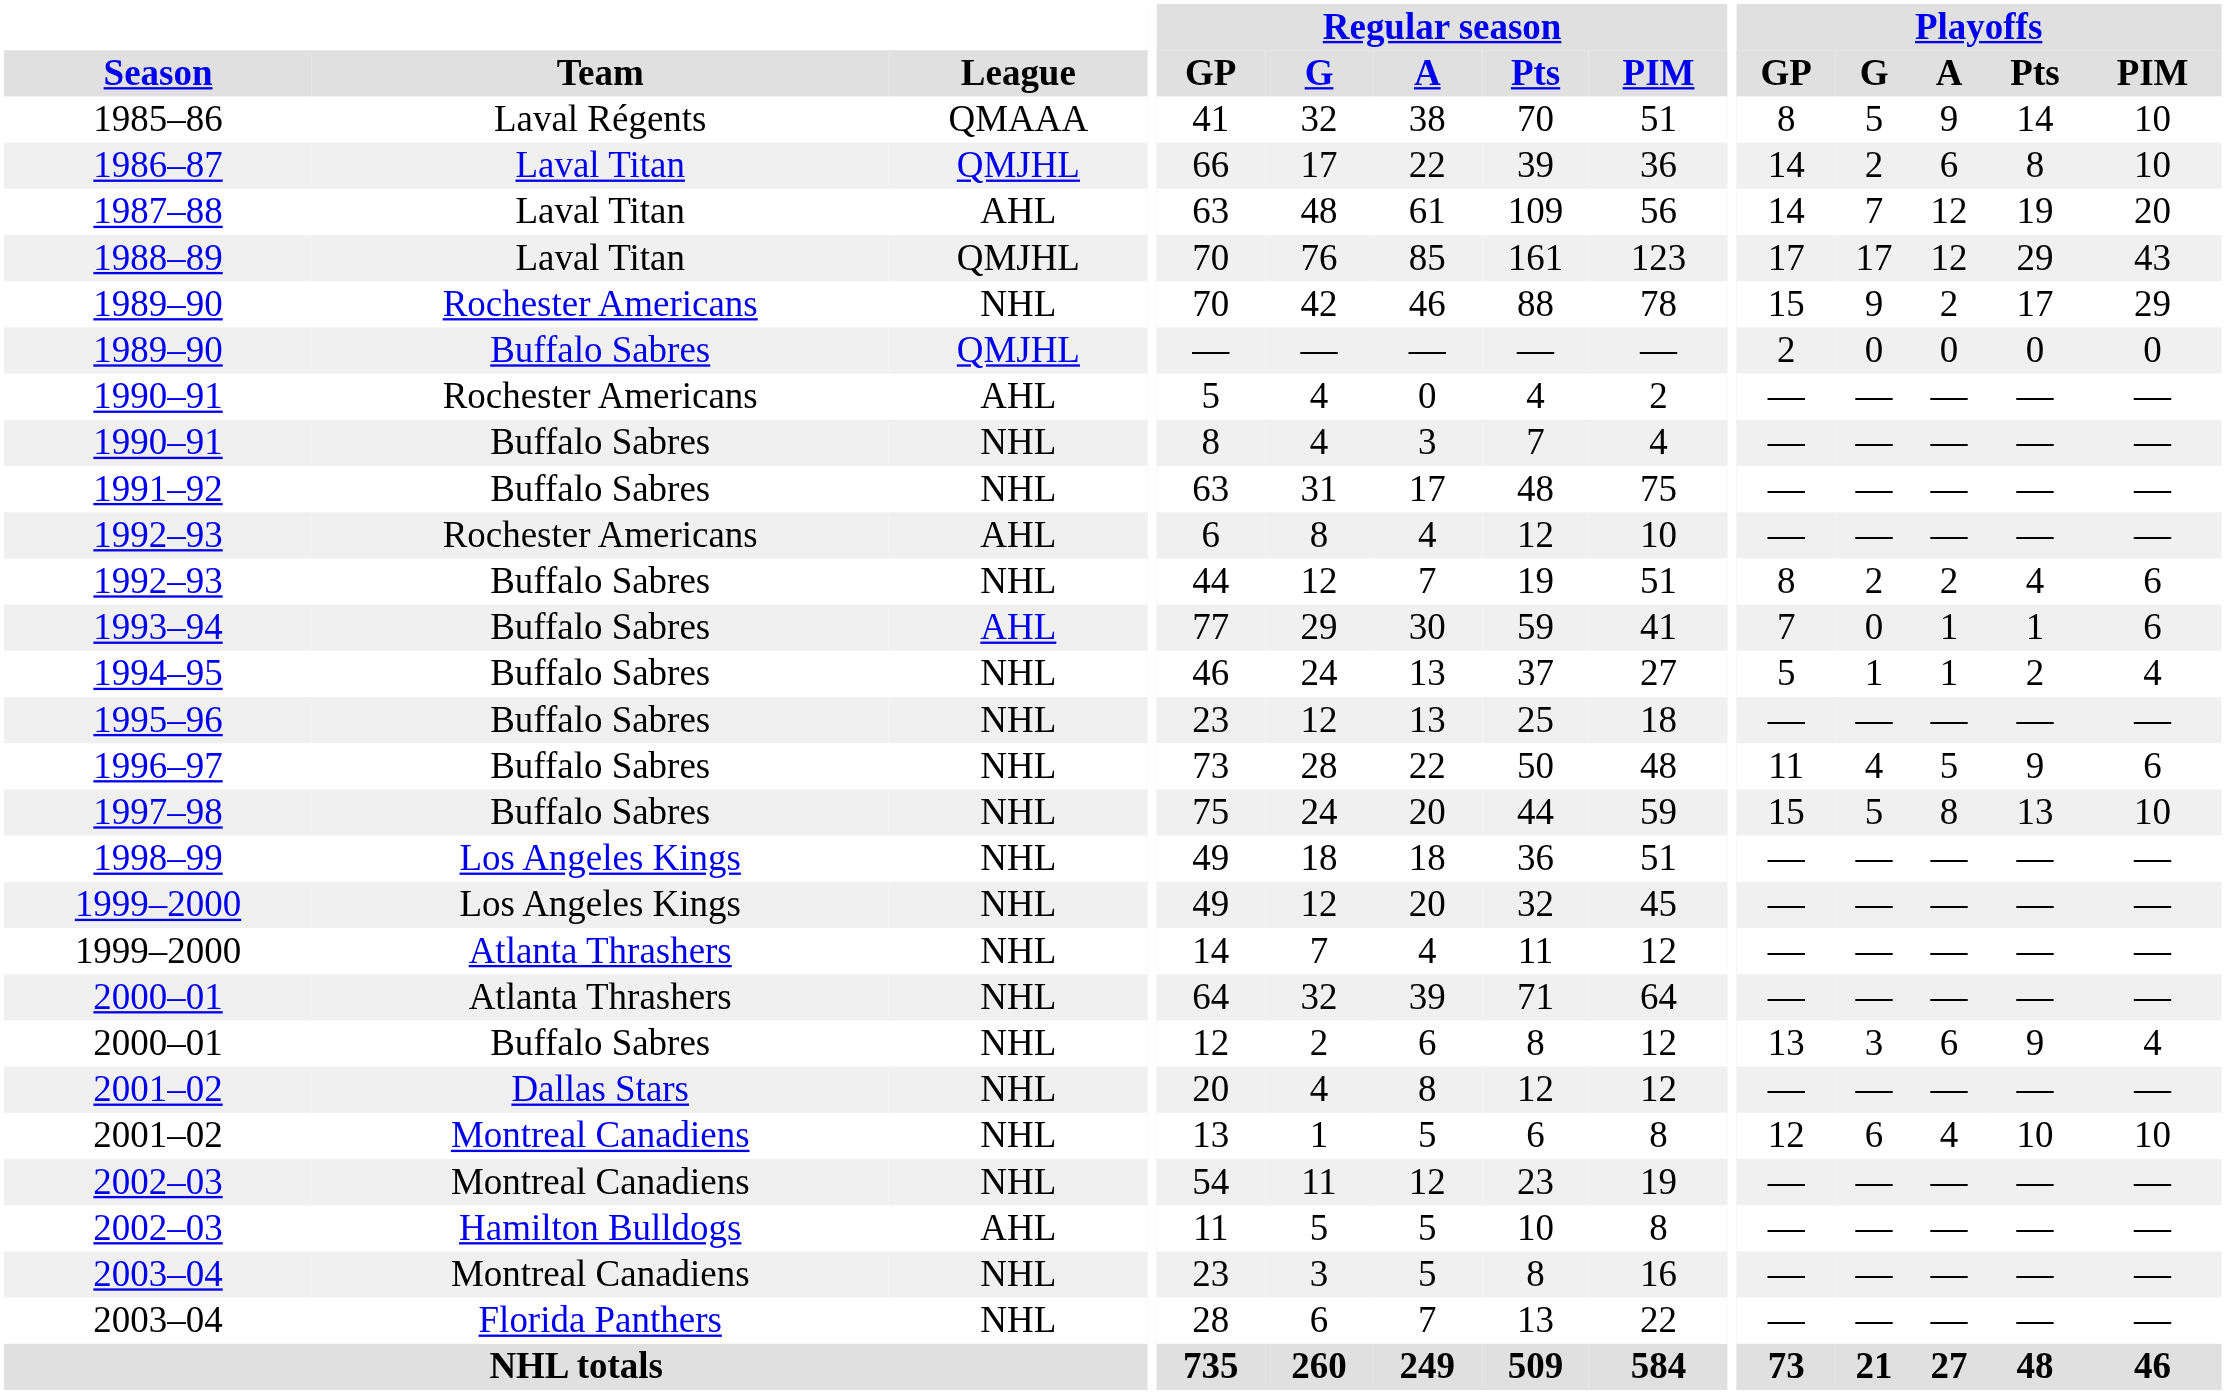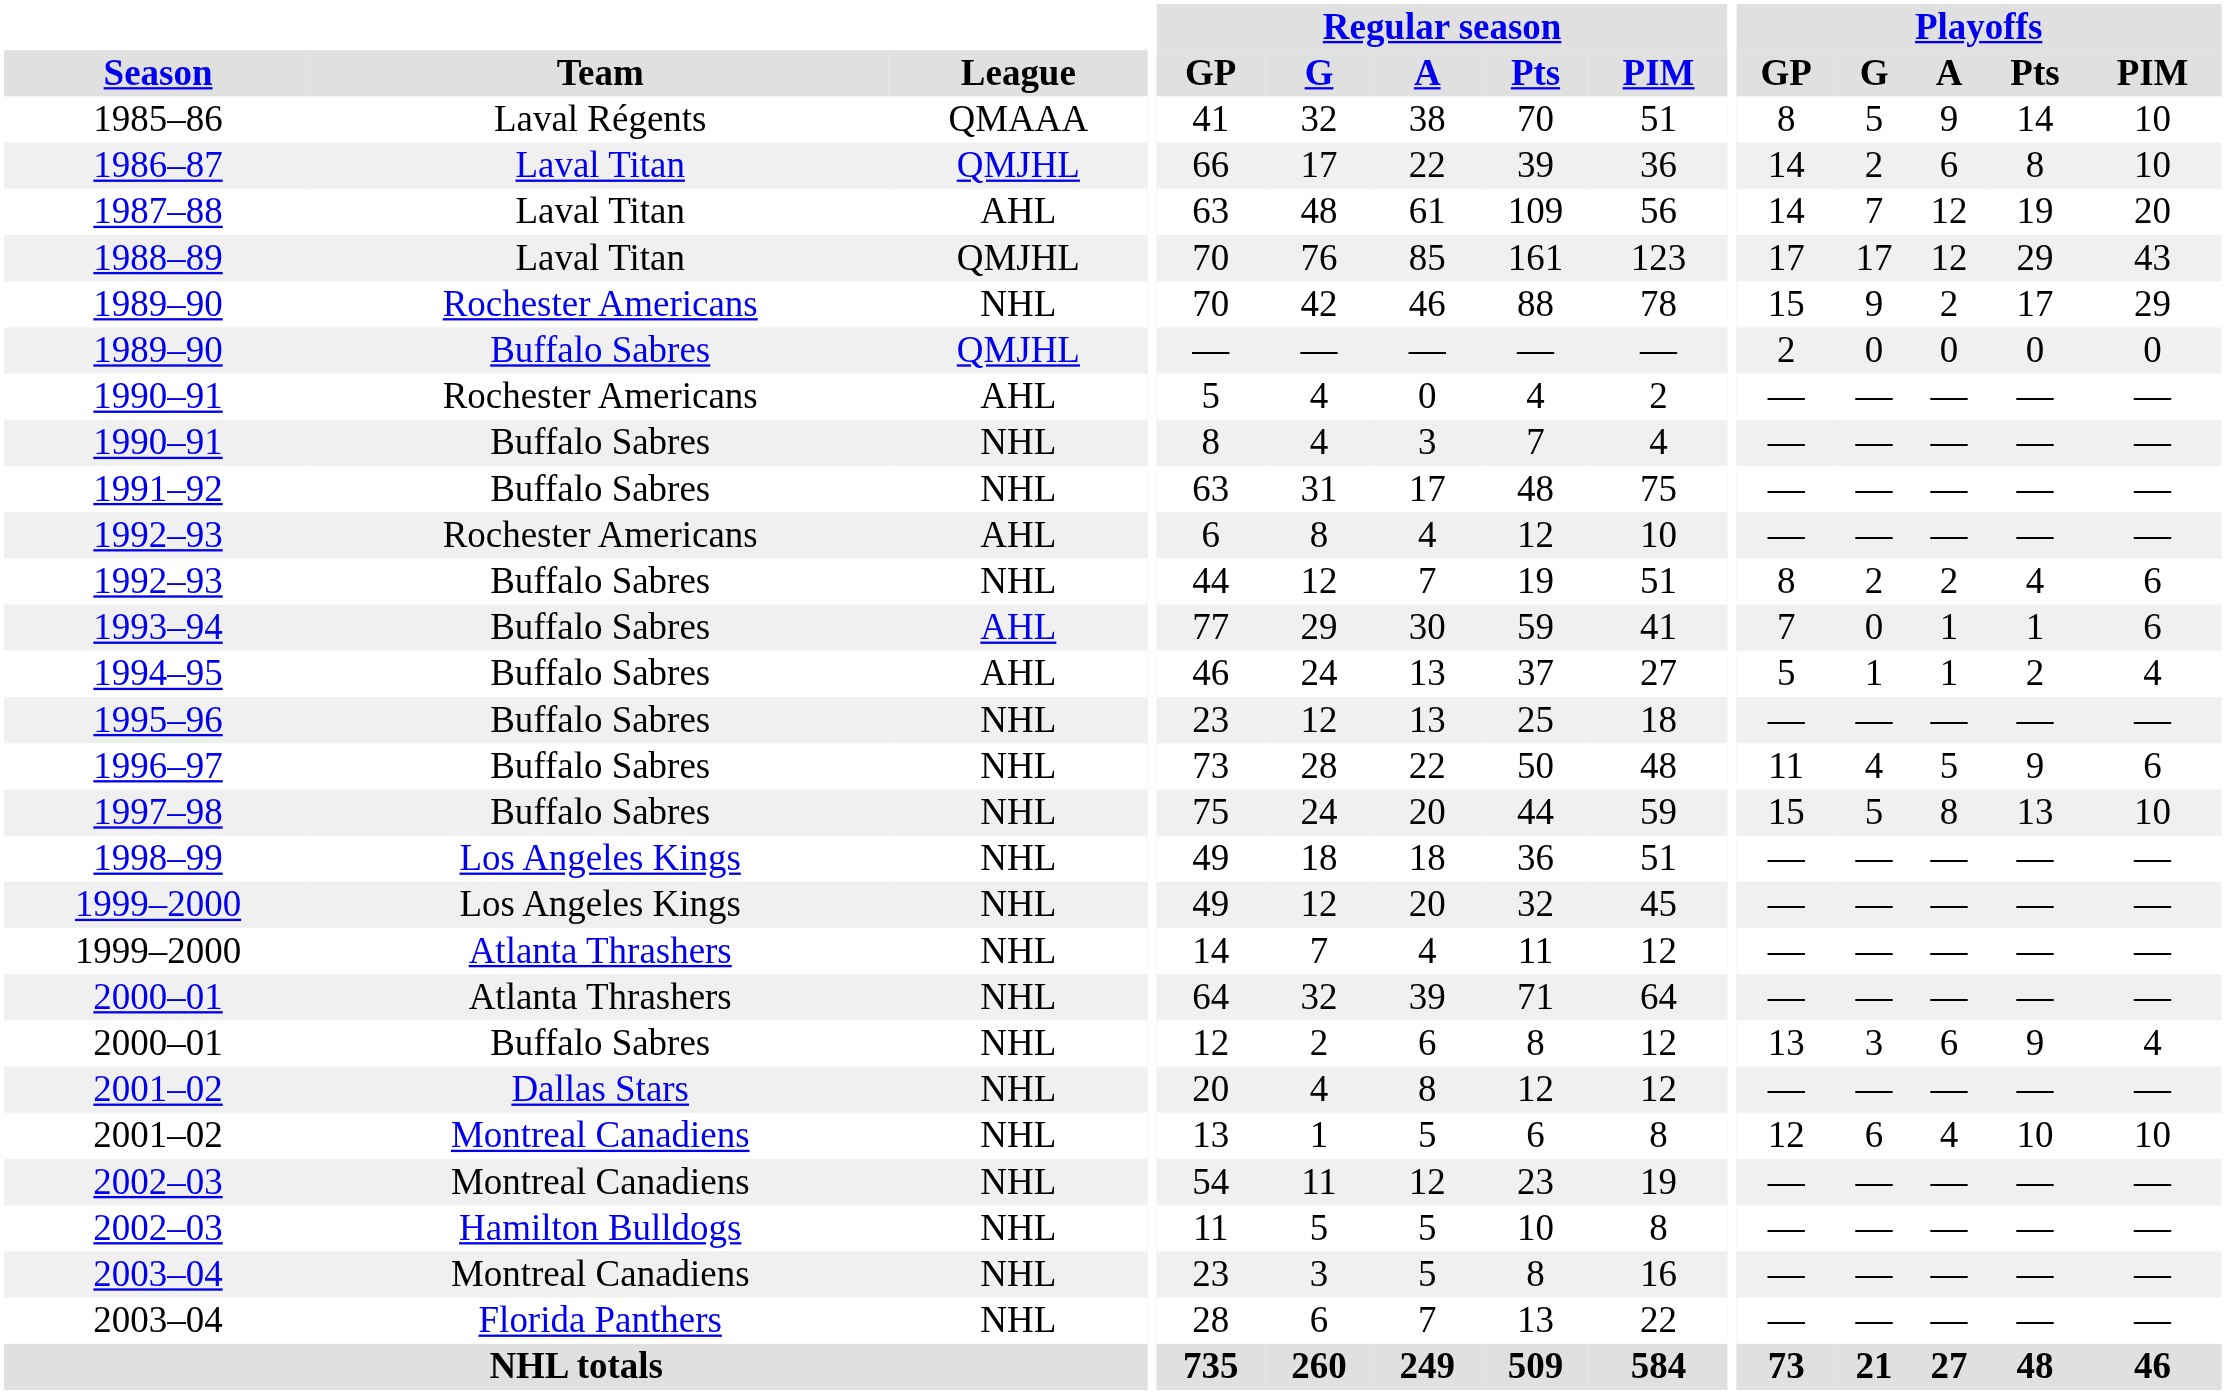(1018, 673) NHL -> (1018, 673) AHL
(1018, 1227) AHL -> (1018, 1227) NHL
